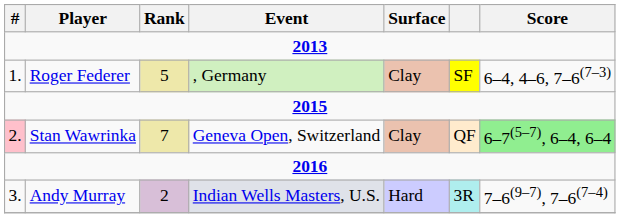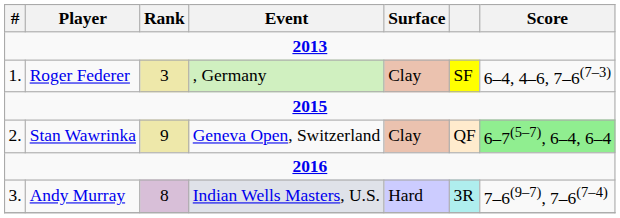(164, 75) 5 -> (164, 75) 3
(15, 136) pink background -> (15, 136) no background
(164, 136) 7 -> (164, 136) 9
(164, 196) 2 -> (164, 196) 8
